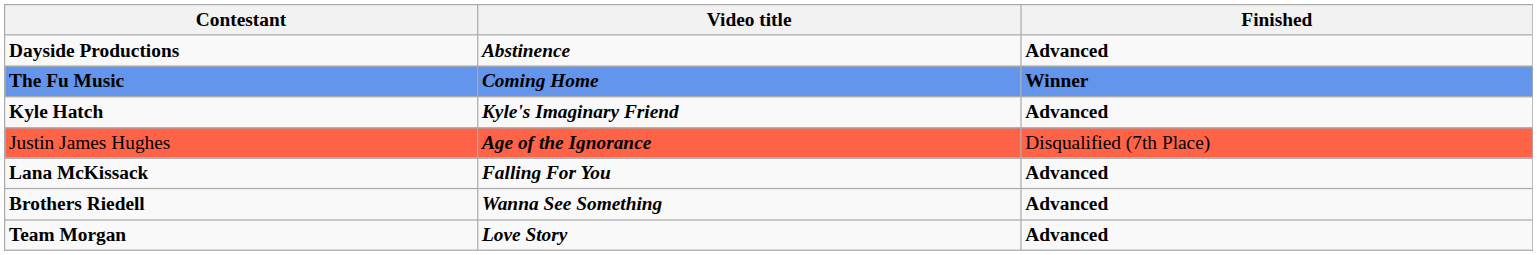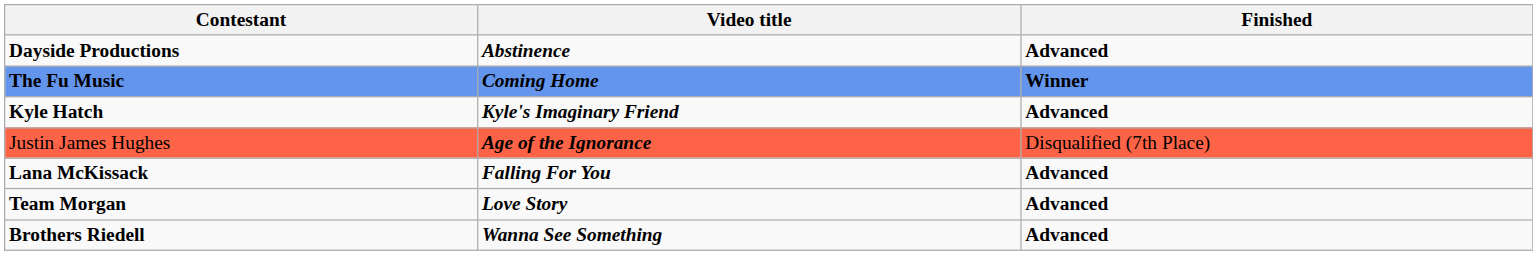rows swapped: (68, 234) <-> (77, 204)
